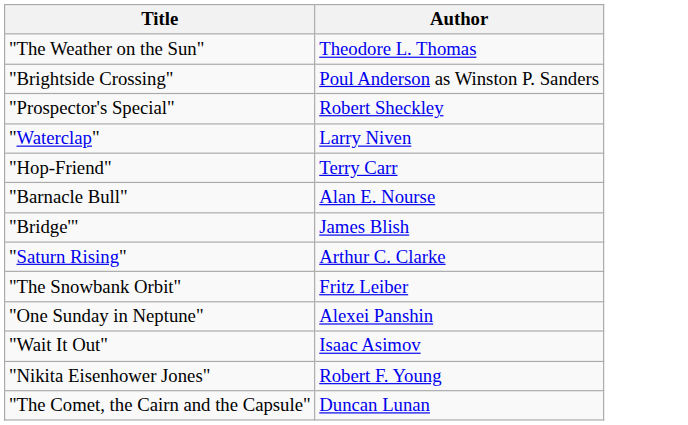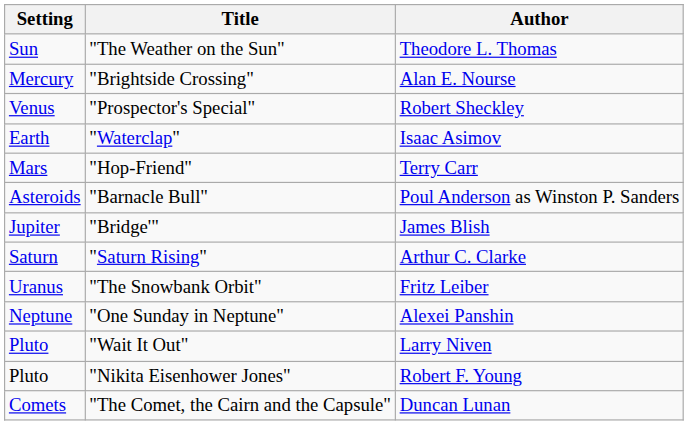+ column: (45, 19)
(459, 78) Poul Anderson as Winston P. Sanders -> (458, 78) Alan E. Nourse
(365, 138) Larry Niven -> (450, 138) Isaac Asimov
(377, 197) Alan E. Nourse -> (540, 197) Poul Anderson as Winston P. Sanders
(370, 345) Isaac Asimov -> (446, 345) Larry Niven
